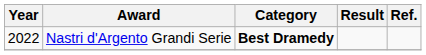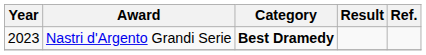(24, 38) 2022 -> (24, 38) 2023
